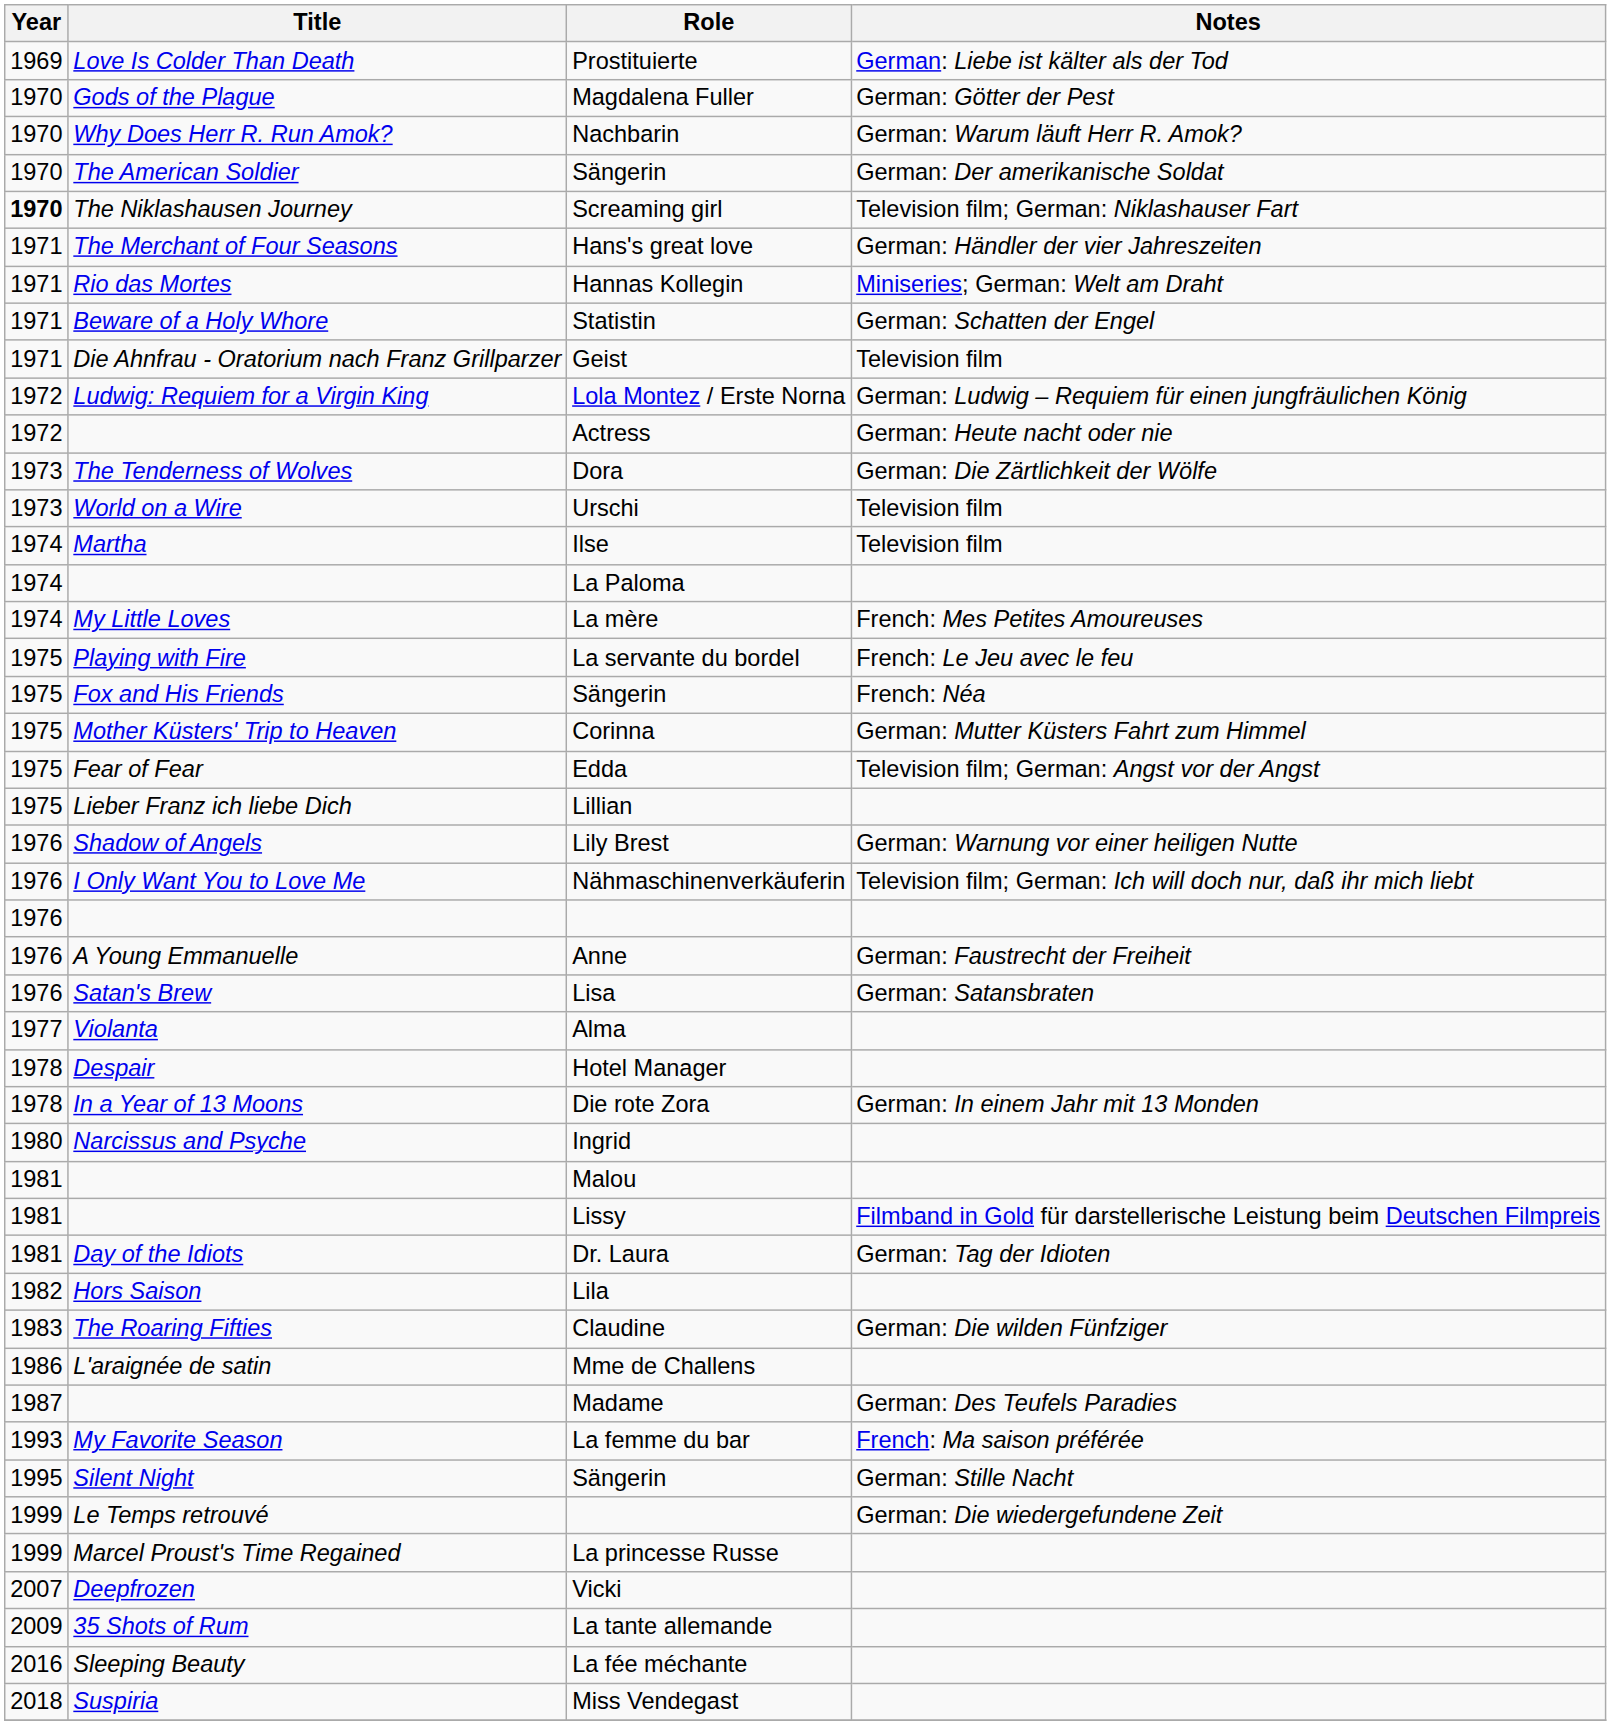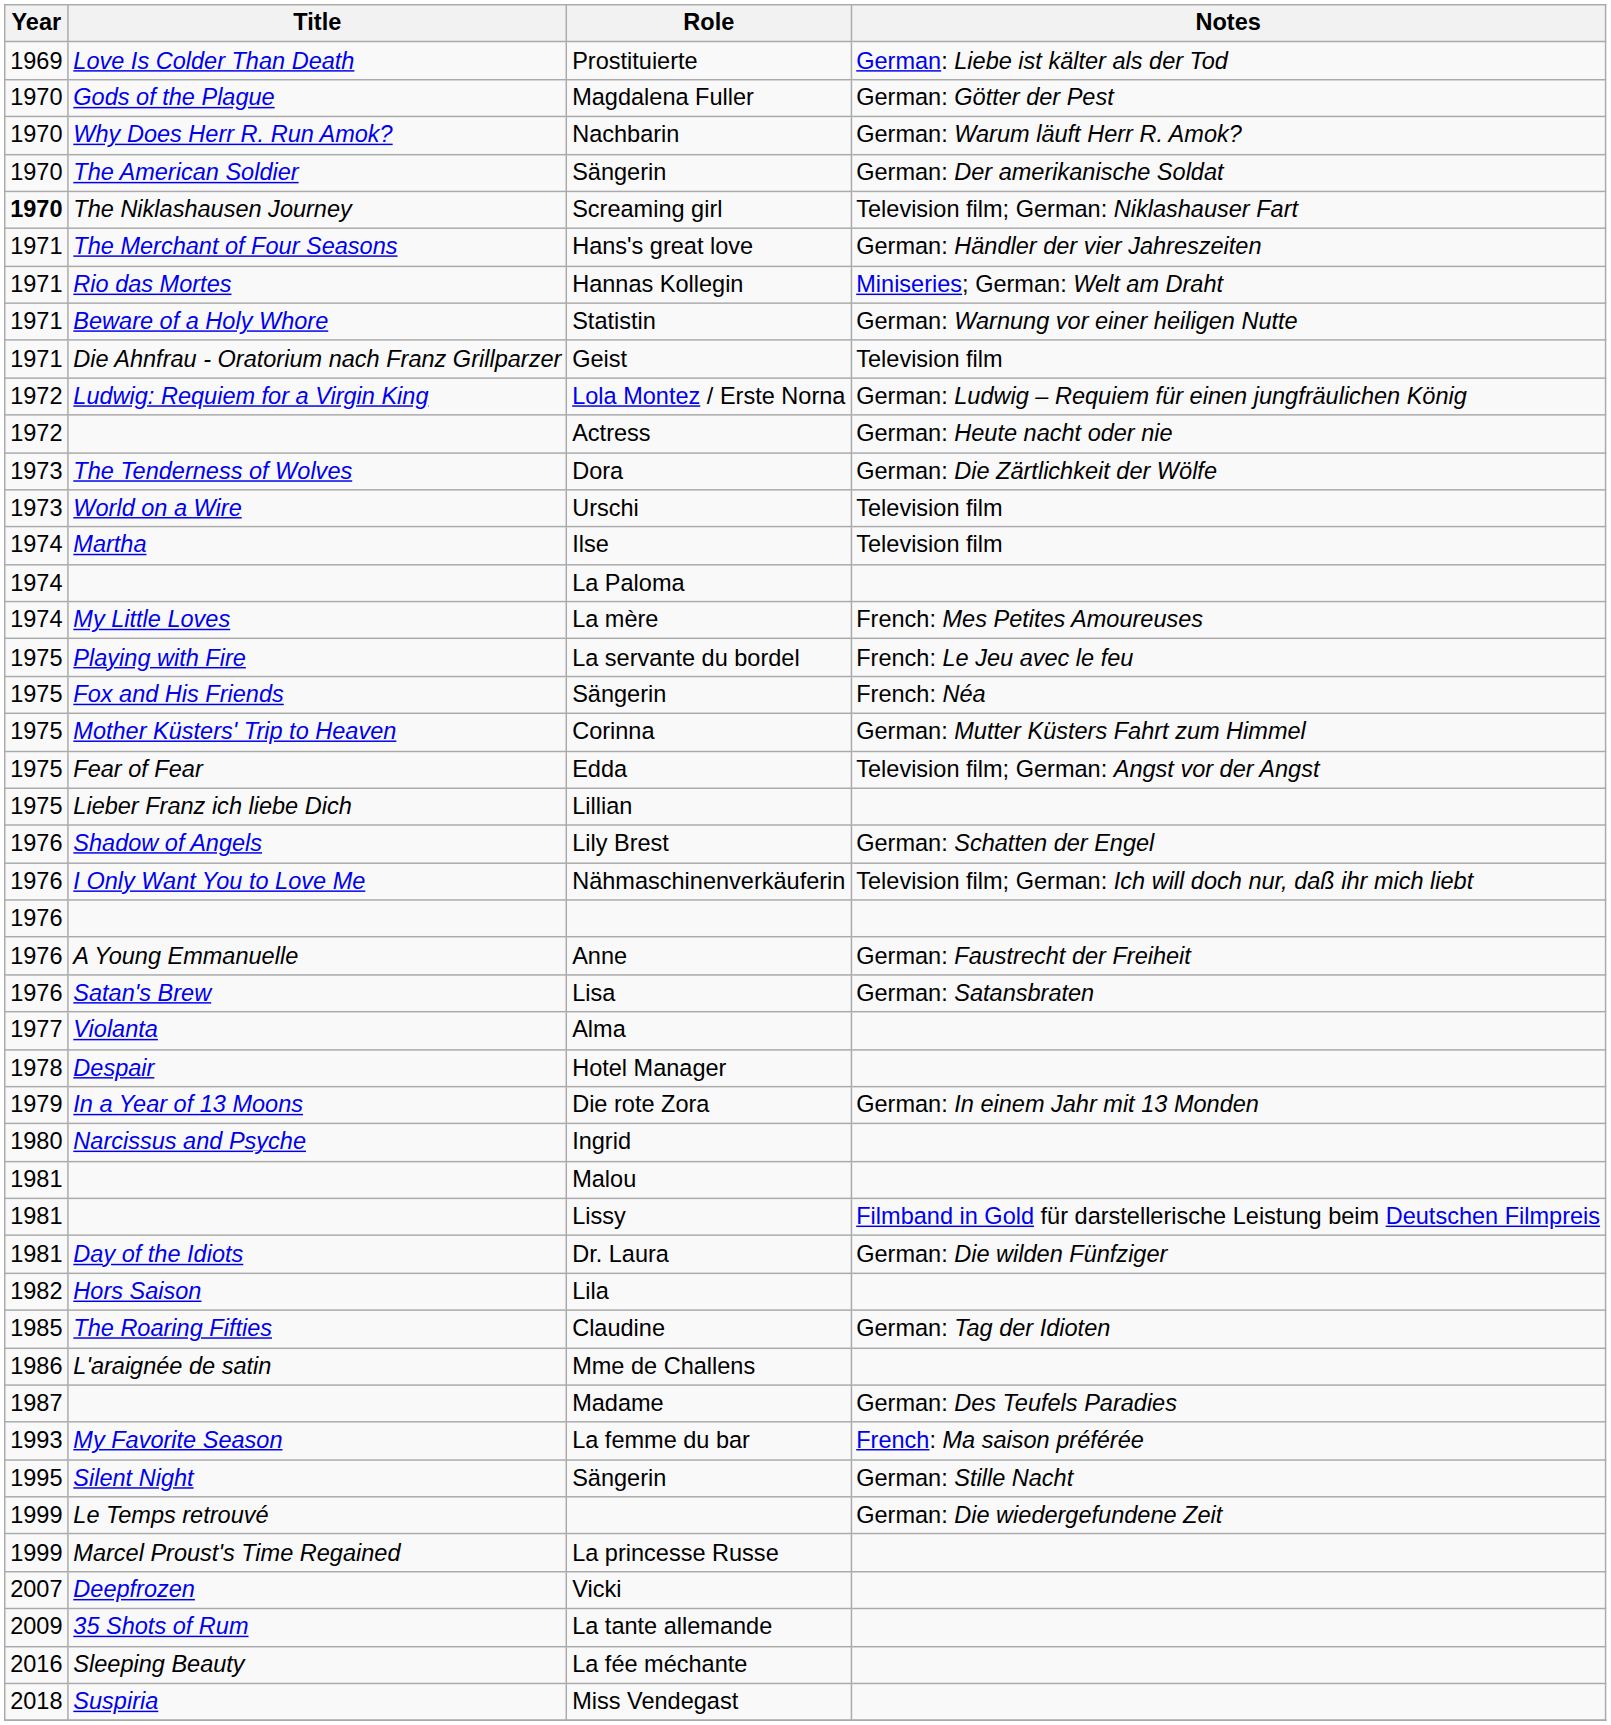(1005, 321) German: Schatten der Engel -> (1077, 321) German: Warnung vor einer heiligen Nutte
(1077, 843) German: Warnung vor einer heiligen Nutte -> (1005, 843) German: Schatten der Engel
(36, 1104) 1978 -> (36, 1104) 1979
(983, 1254) German: Tag der Idioten -> (1012, 1254) German: Die wilden Fünfziger
(36, 1328) 1983 -> (36, 1328) 1985
(1012, 1328) German: Die wilden Fünfziger -> (983, 1328) German: Tag der Idioten
